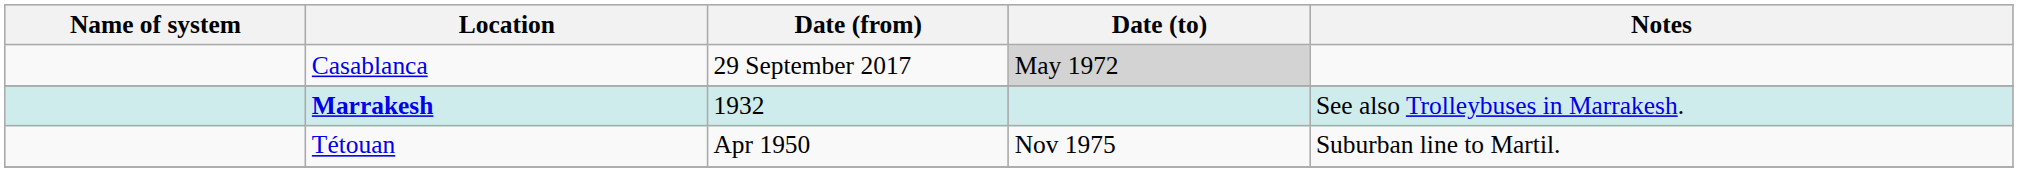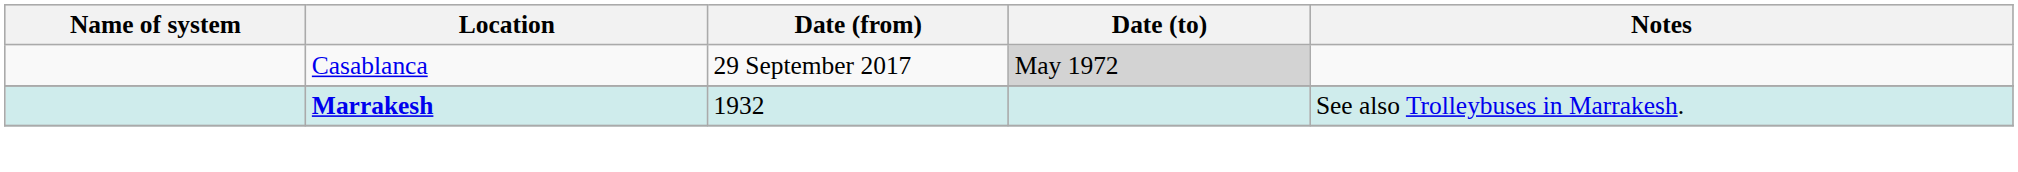- row: (354, 145)
